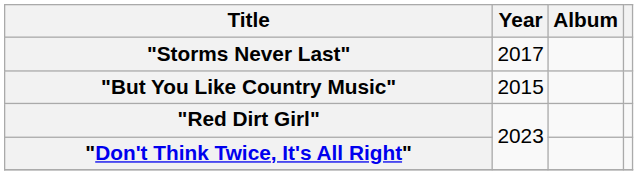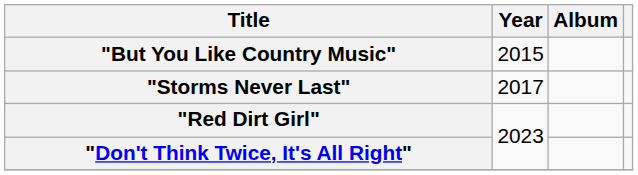rows swapped: (249, 86) <-> (249, 53)
